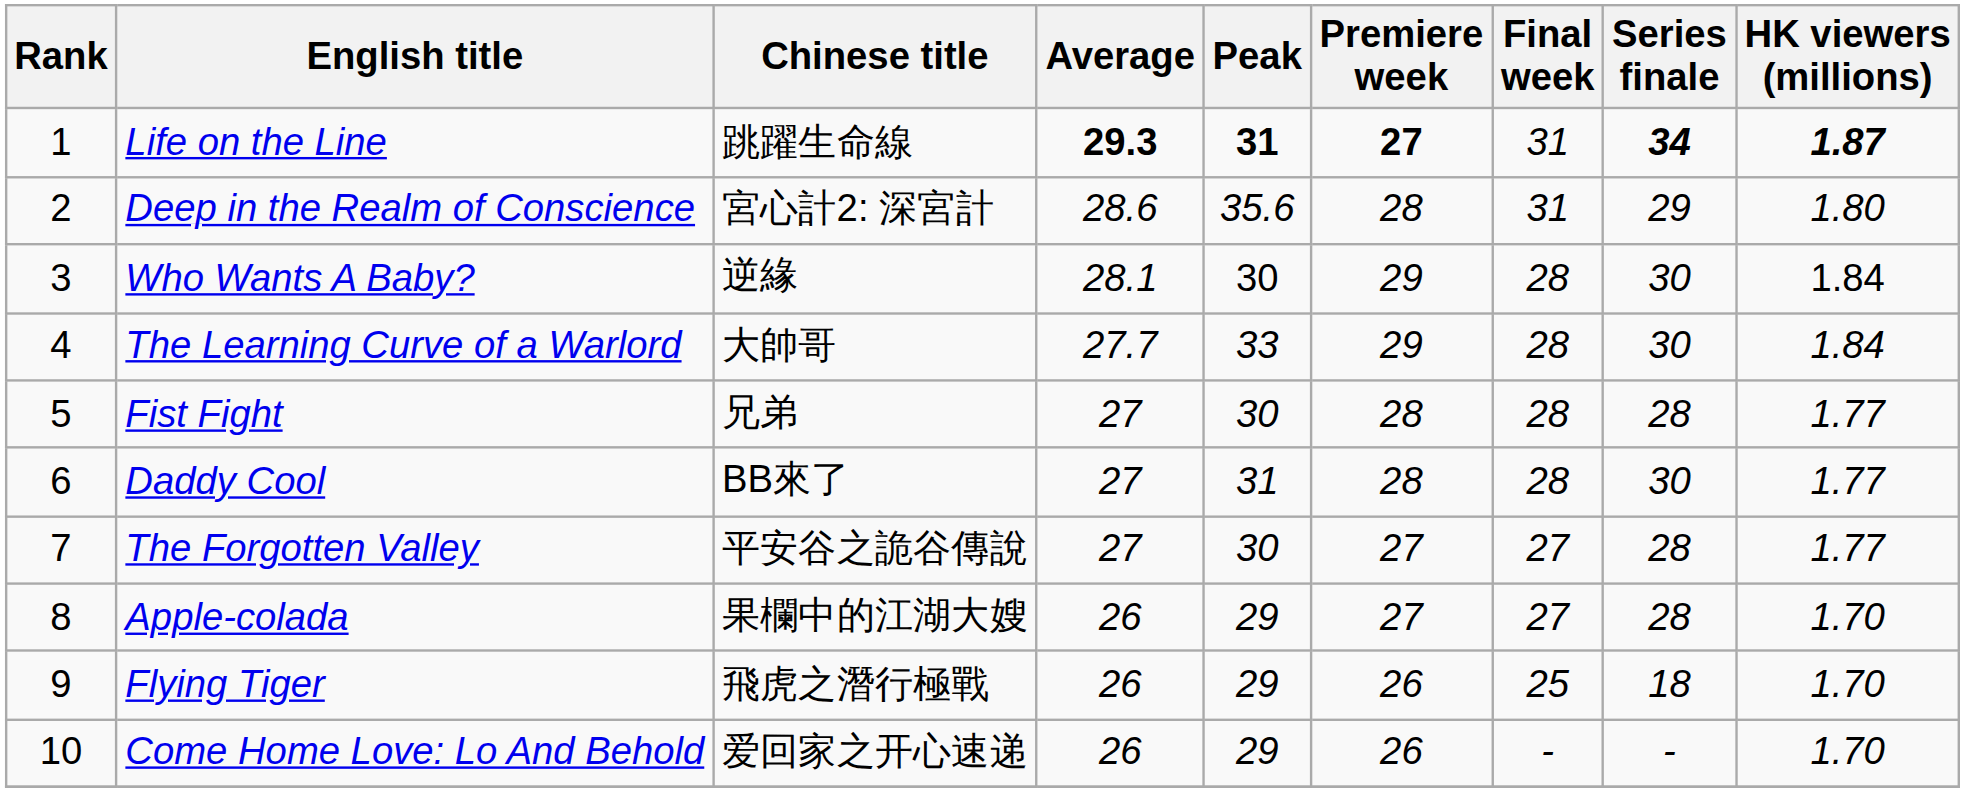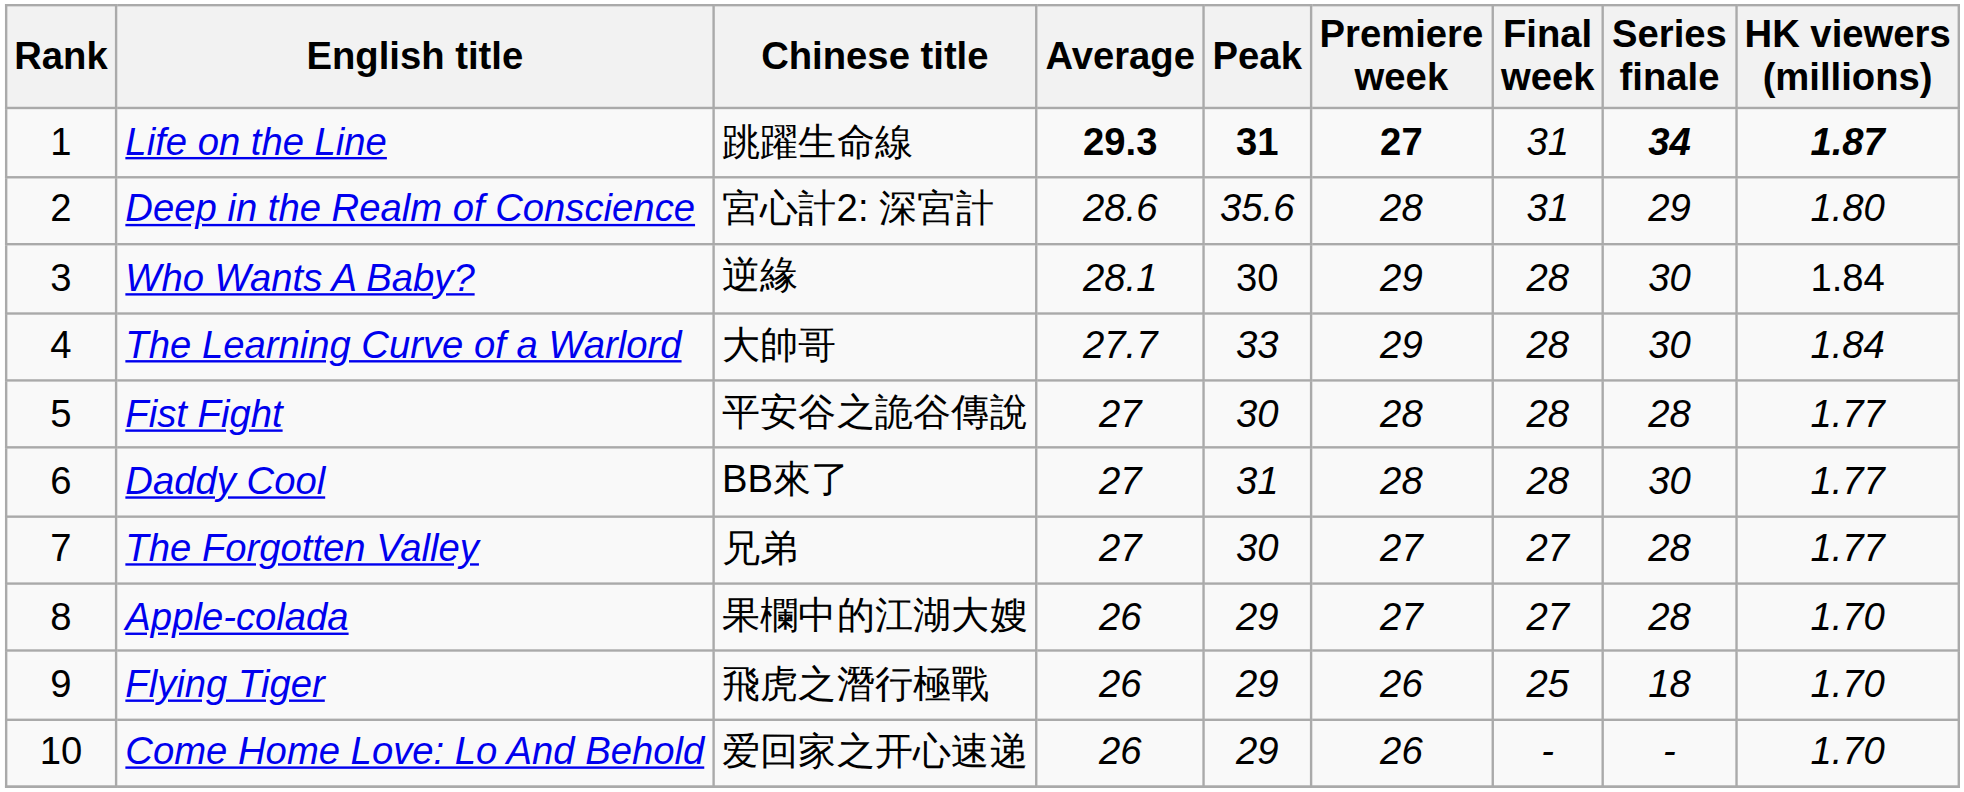(760, 412) 兄弟 -> (875, 412) 平安谷之詭谷傳說
(875, 547) 平安谷之詭谷傳說 -> (760, 547) 兄弟
